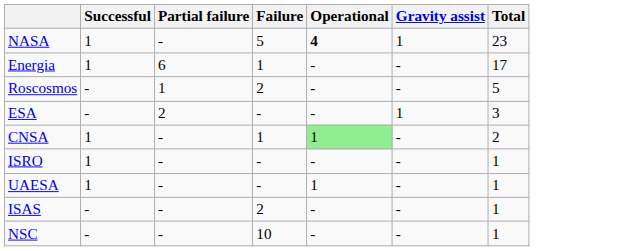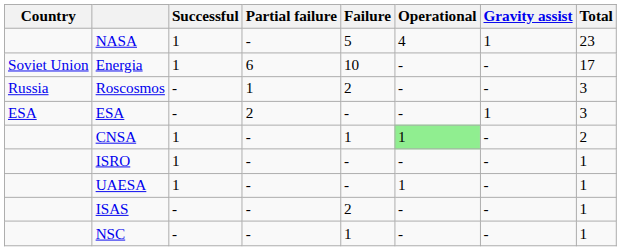+ column: (48, 16)
(314, 40) bold -> (402, 40) normal
(260, 64) 1 -> (352, 64) 10
(496, 88) 5 -> (583, 88) 3
(264, 233) 10 -> (348, 233) 1
